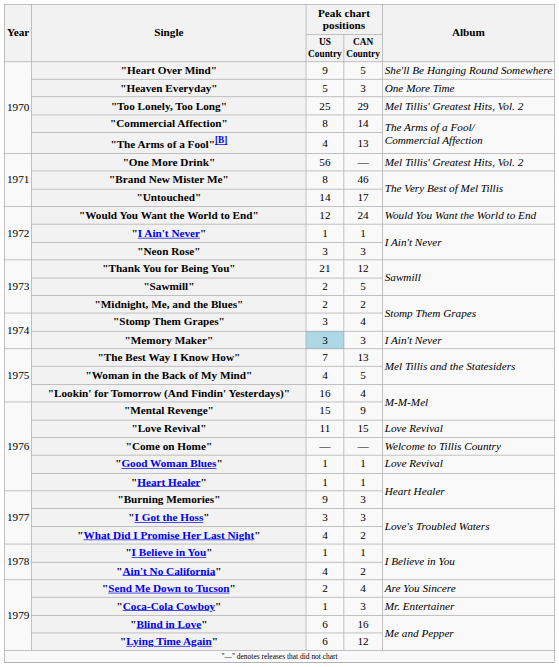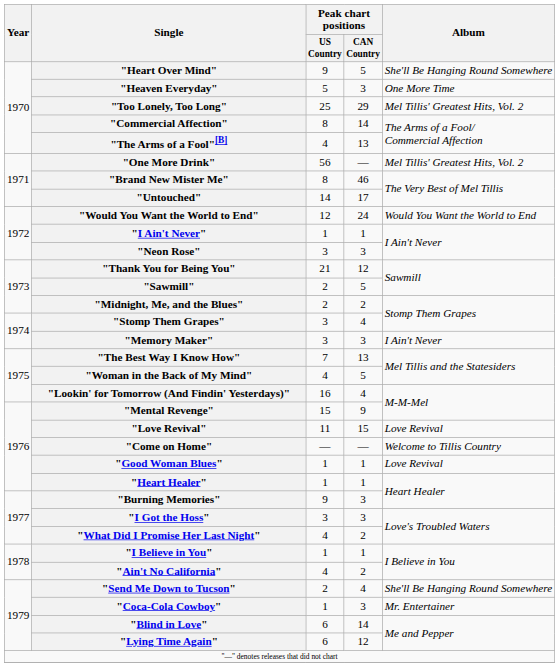(325, 340) lightblue background -> (325, 340) no background
(420, 588) Are You Sincere -> (468, 588) She'll Be Hanging Round Somewhere
(363, 624) 16 -> (363, 624) 14
